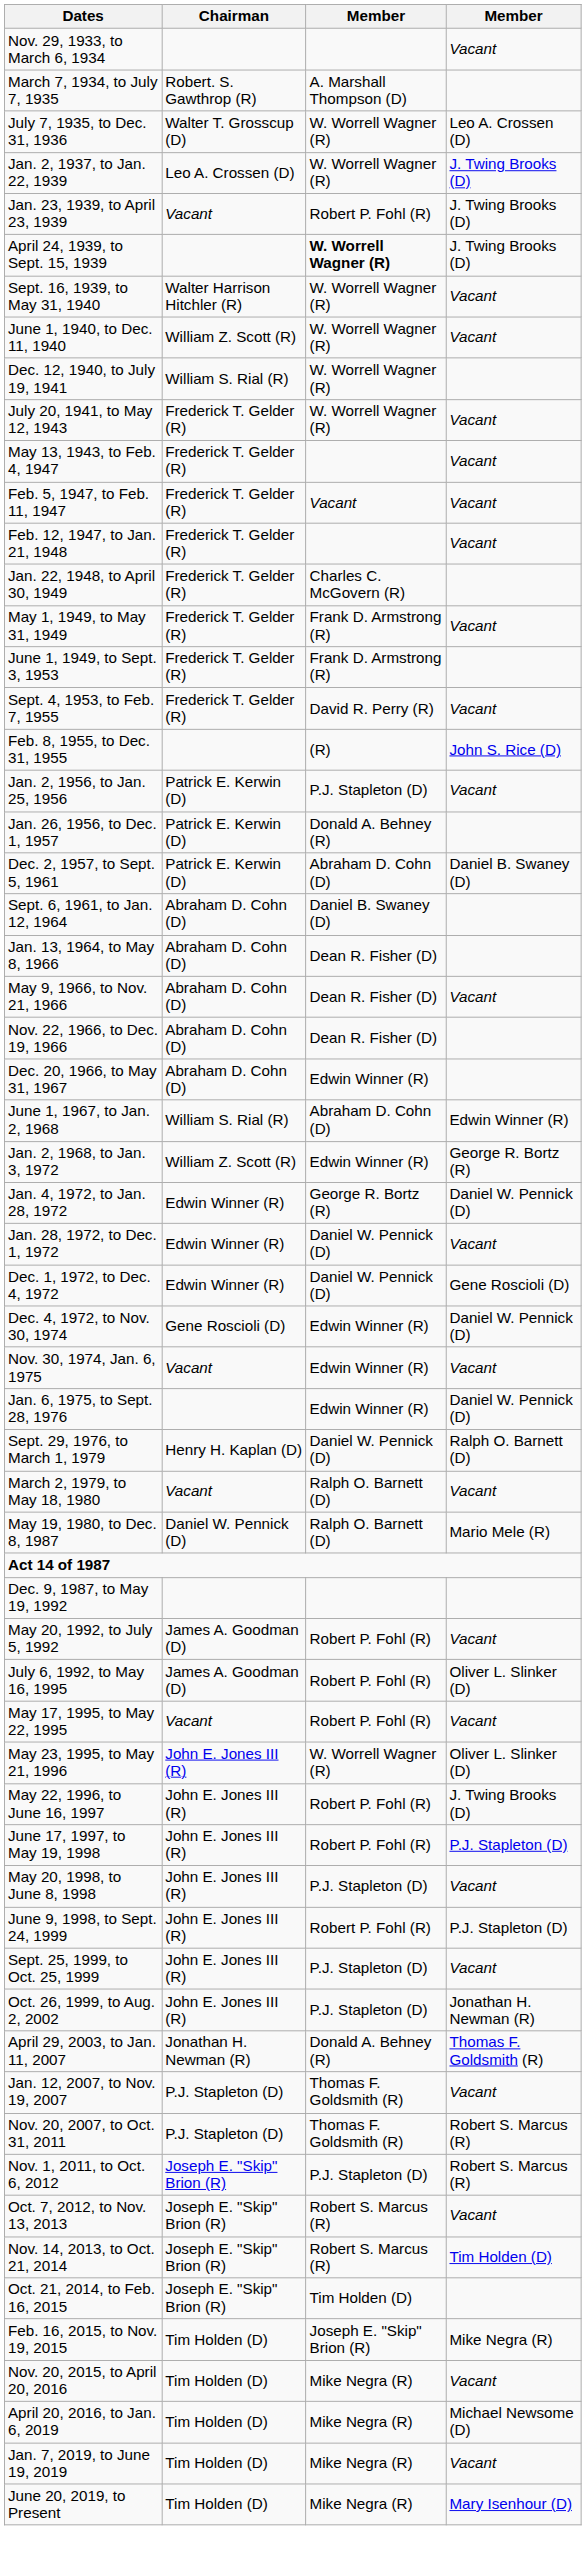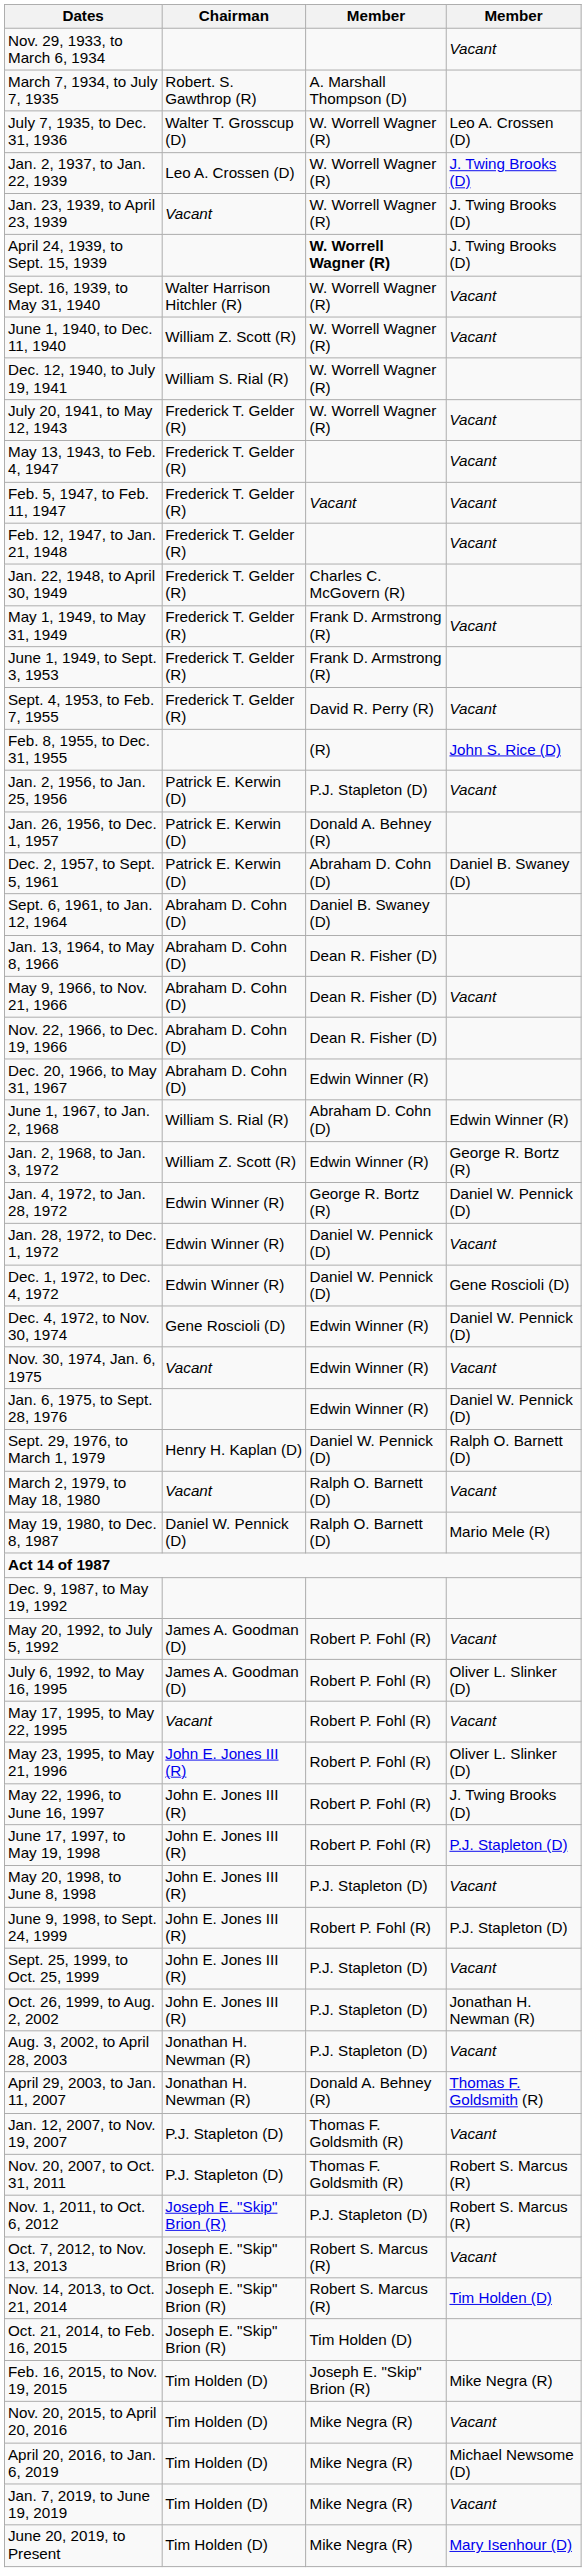(370, 214) Robert P. Fohl (R) -> (373, 214) W. Worrell Wagner (R)
(373, 1762) W. Worrell Wagner (R) -> (370, 1762) Robert P. Fohl (R)
+ row: (79, 2051)
